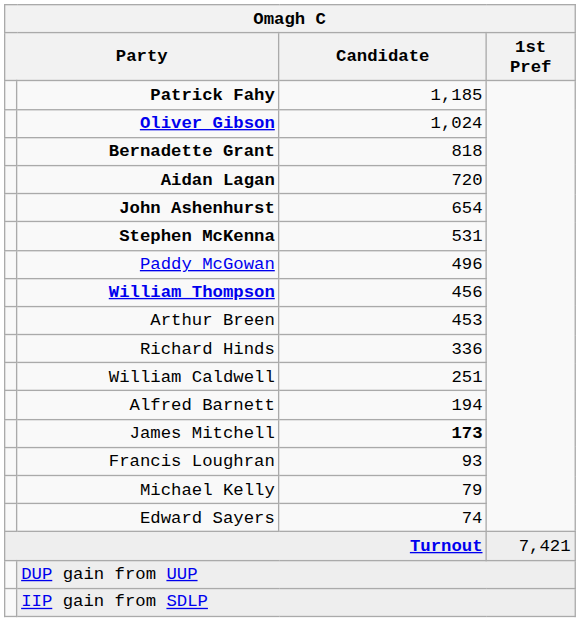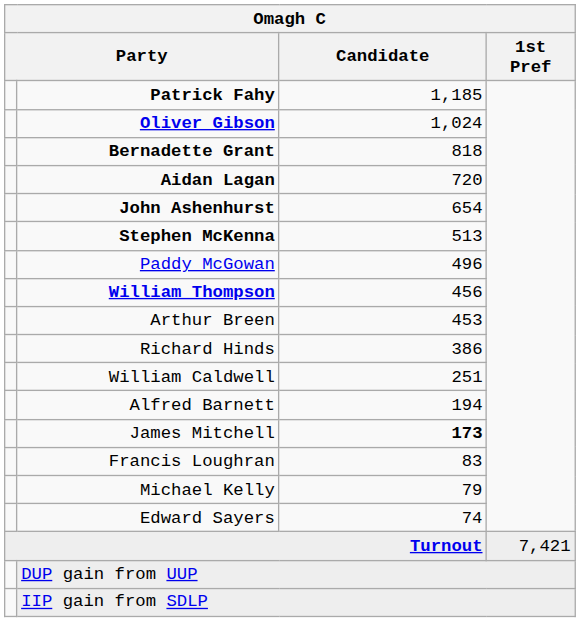(467, 236) 531 -> (467, 236) 513
(467, 349) 336 -> (467, 349) 386
(472, 461) 93 -> (472, 461) 83
